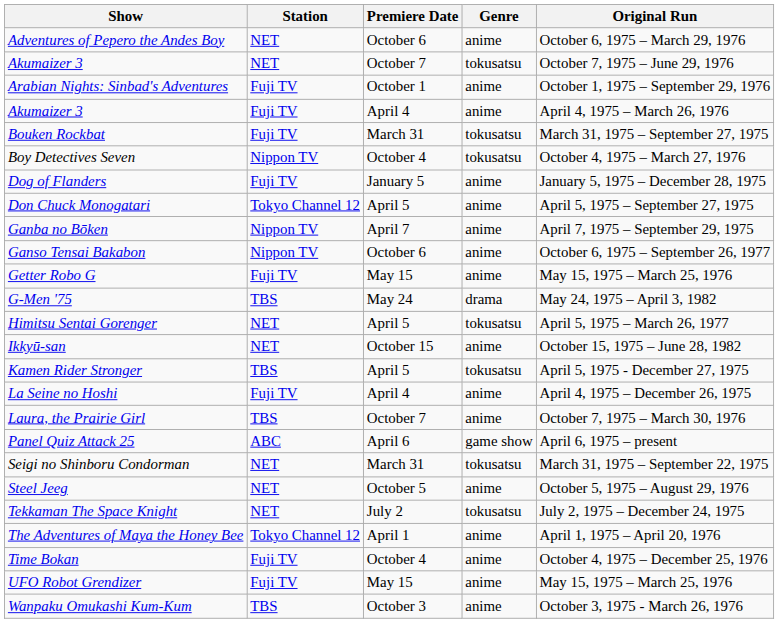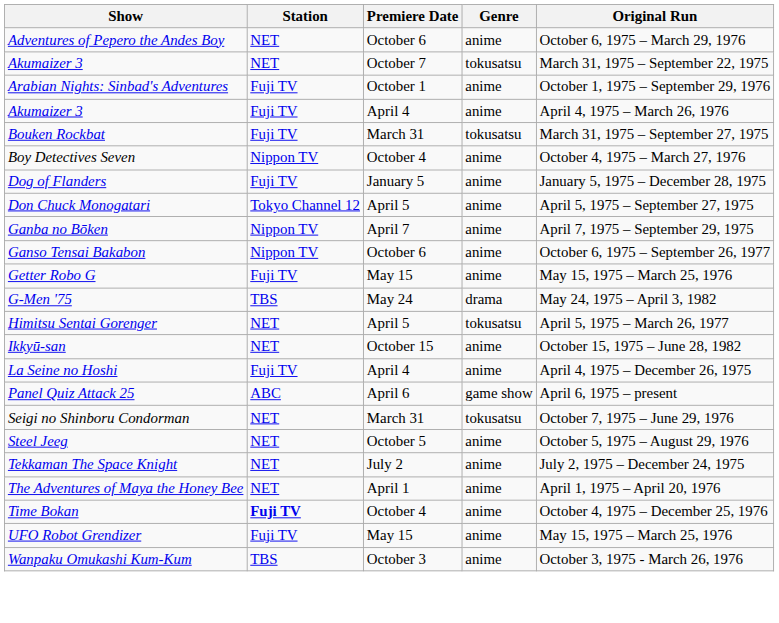(637, 63) October 7, 1975 – June 29, 1976 -> (654, 63) March 31, 1975 – September 22, 1975
(493, 157) tokusatsu -> (483, 157) anime
- row: (75, 370)
- row: (77, 417)
(654, 464) March 31, 1975 – September 22, 1975 -> (637, 417) October 7, 1975 – June 29, 1976
(493, 511) tokusatsu -> (483, 464) anime
(305, 535) Tokyo Channel 12 -> (265, 488) NET
(274, 559) normal -> (276, 511) bold
